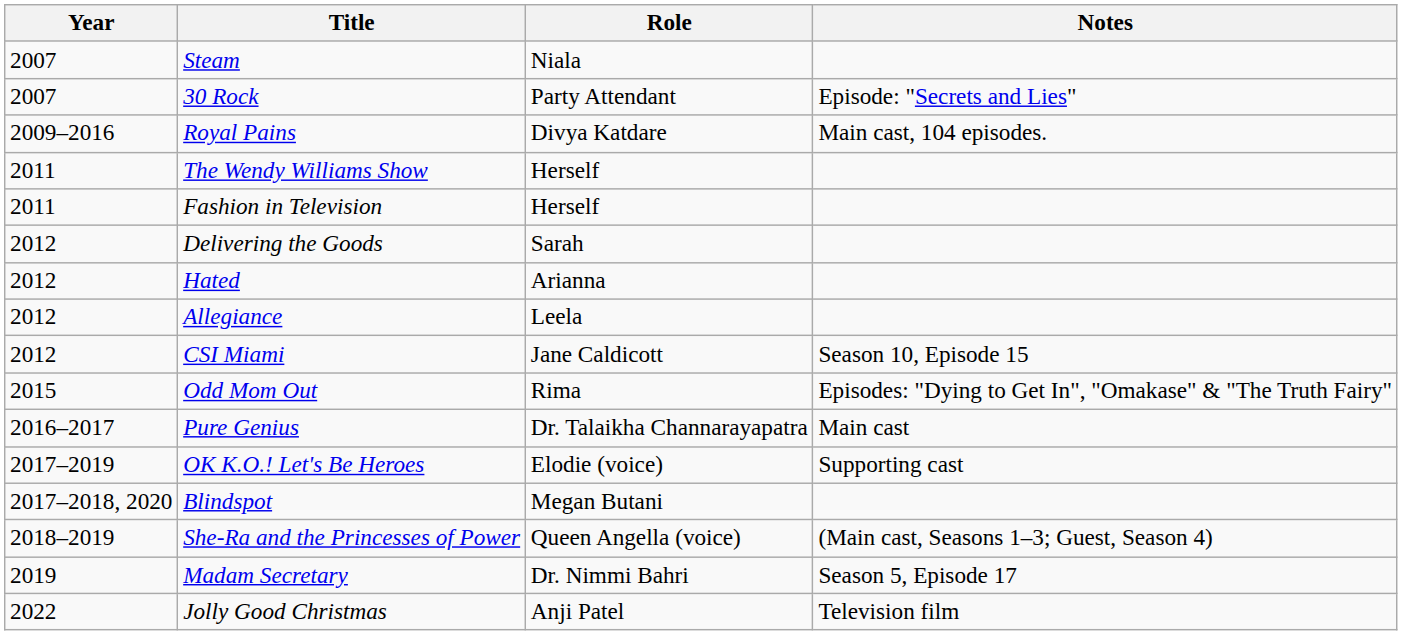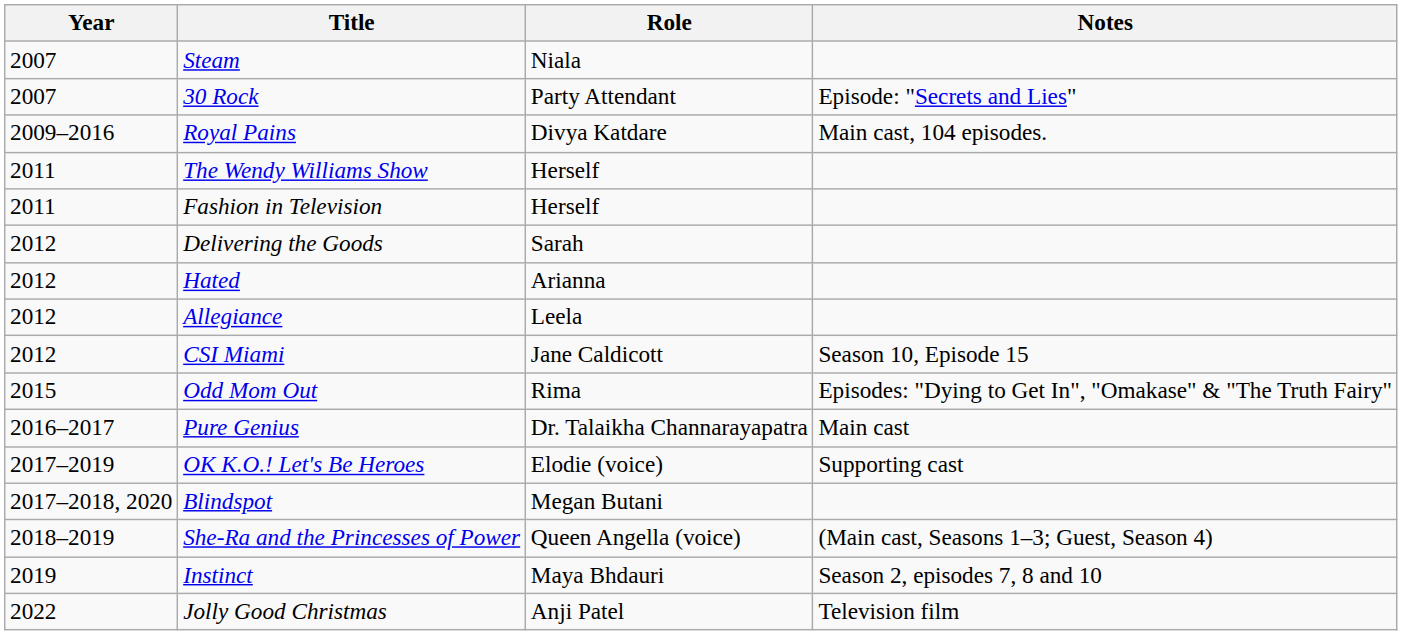- row: (266, 574)
+ row: (218, 574)
